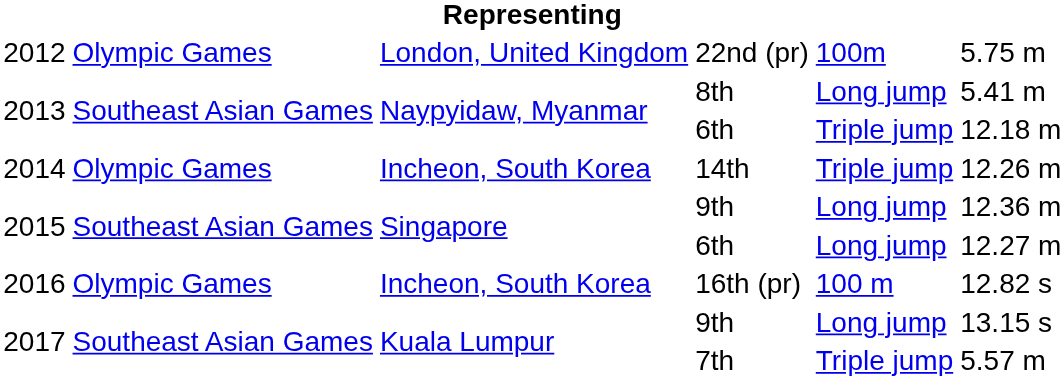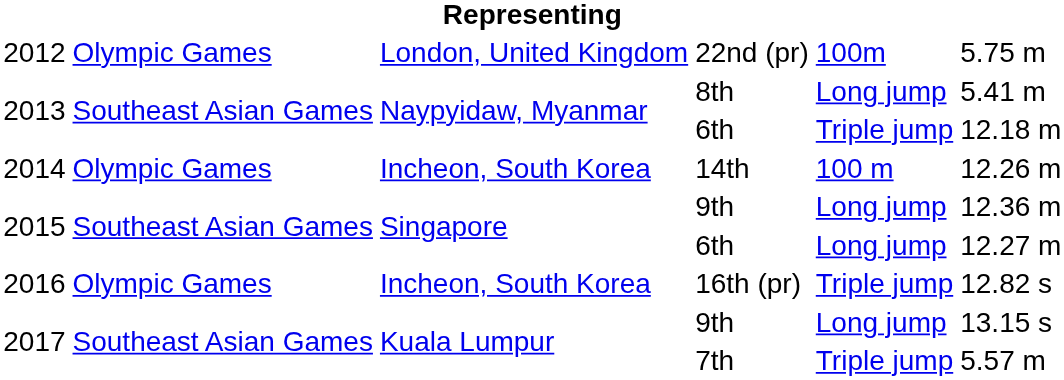(884, 168) Triple jump -> (855, 168) 100 m
(855, 284) 100 m -> (884, 284) Triple jump
